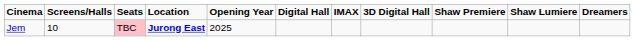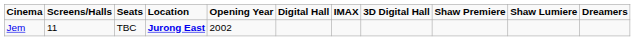(53, 28) 10 -> (52, 28) 11
(127, 28) pink background -> (127, 28) no background
(221, 28) 2025 -> (221, 28) 2002
